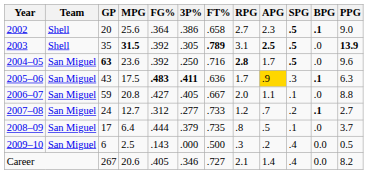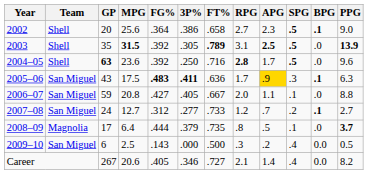(72, 62) San Miguel -> (59, 62) Shell
(72, 128) San Miguel -> (68, 128) Magnolia
(346, 128) normal -> (346, 128) bold
